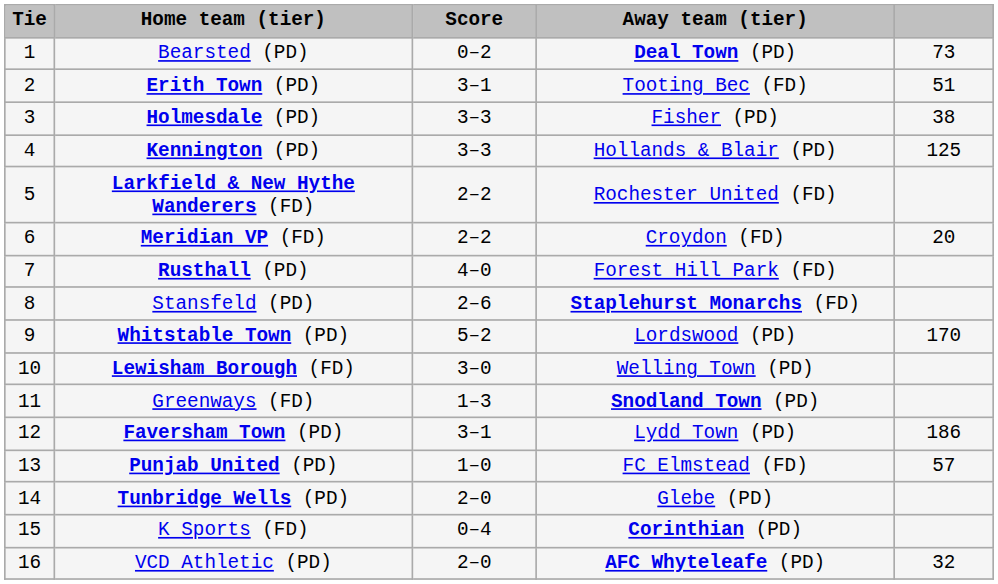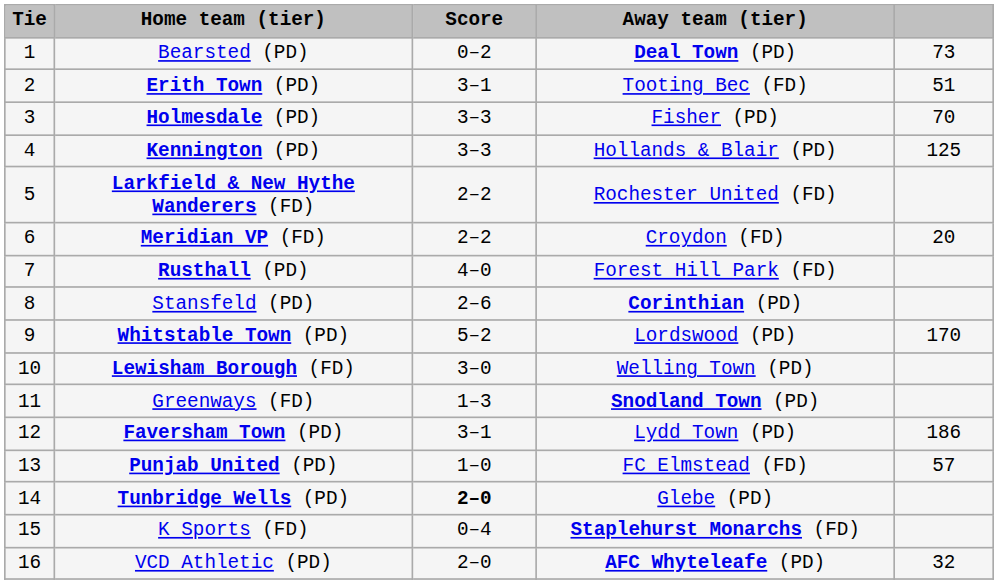(944, 118) 38 -> (944, 118) 70
(715, 303) Staplehurst Monarchs (FD) -> (715, 303) Corinthian (PD)
(474, 498) normal -> (474, 498) bold
(715, 530) Corinthian (PD) -> (715, 530) Staplehurst Monarchs (FD)
